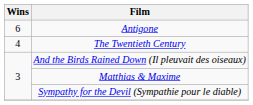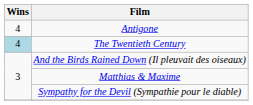(18, 28) 6 -> (18, 28) 4
(18, 44) no background -> (18, 44) lightblue background
